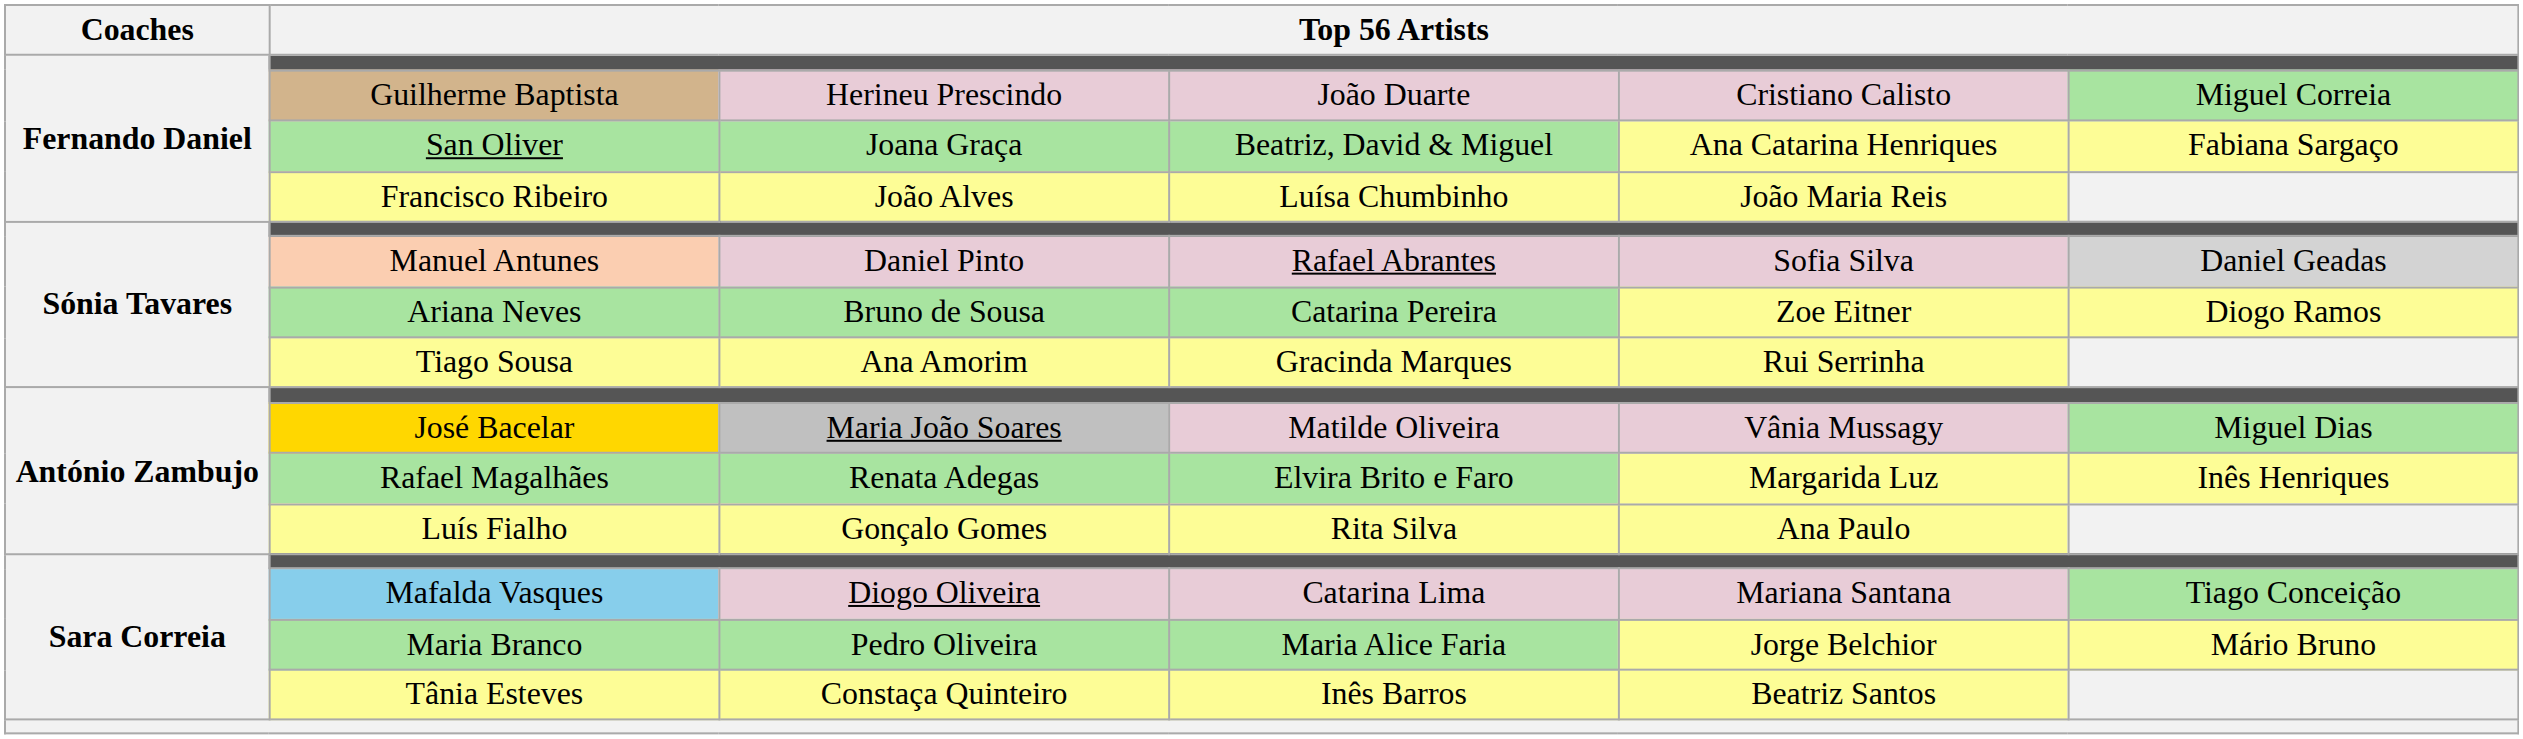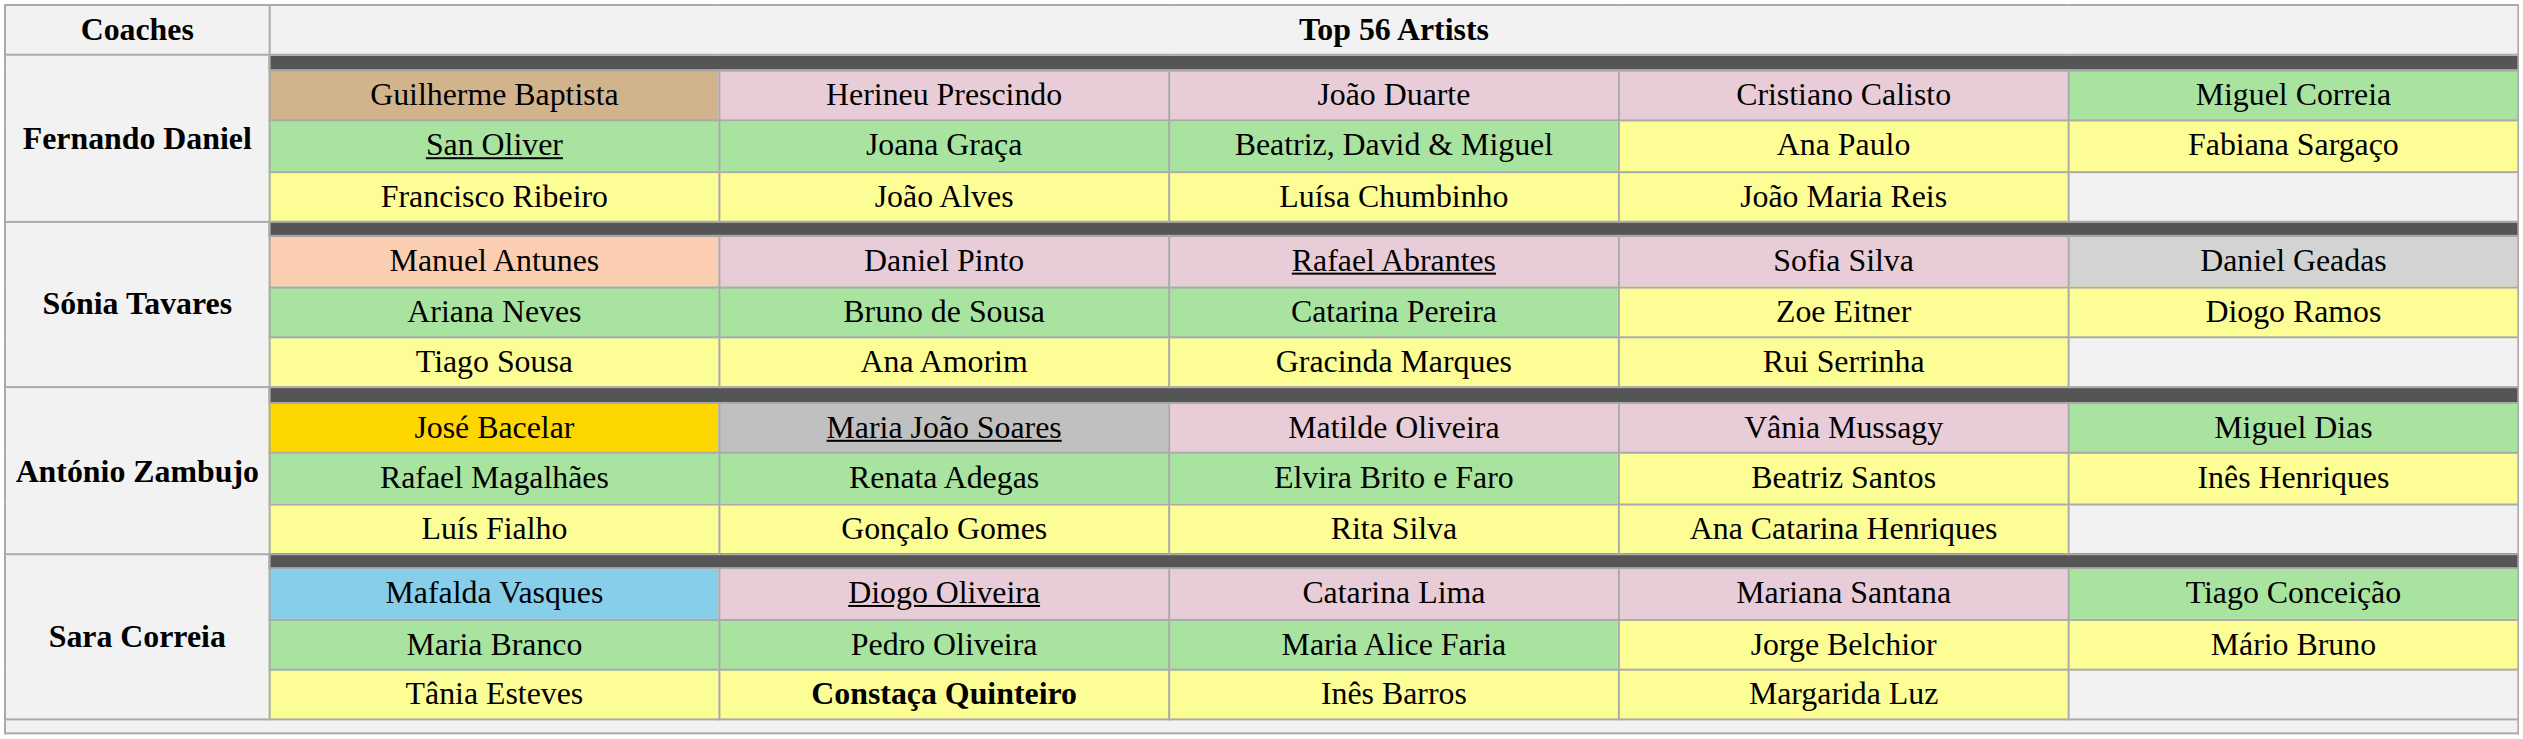(1844, 145) Ana Catarina Henriques -> (1844, 145) Ana Paulo
(1844, 477) Margarida Luz -> (1844, 477) Beatriz Santos
(1844, 528) Ana Paulo -> (1844, 528) Ana Catarina Henriques
(944, 694) normal -> (944, 694) bold
(1844, 694) Beatriz Santos -> (1844, 694) Margarida Luz
